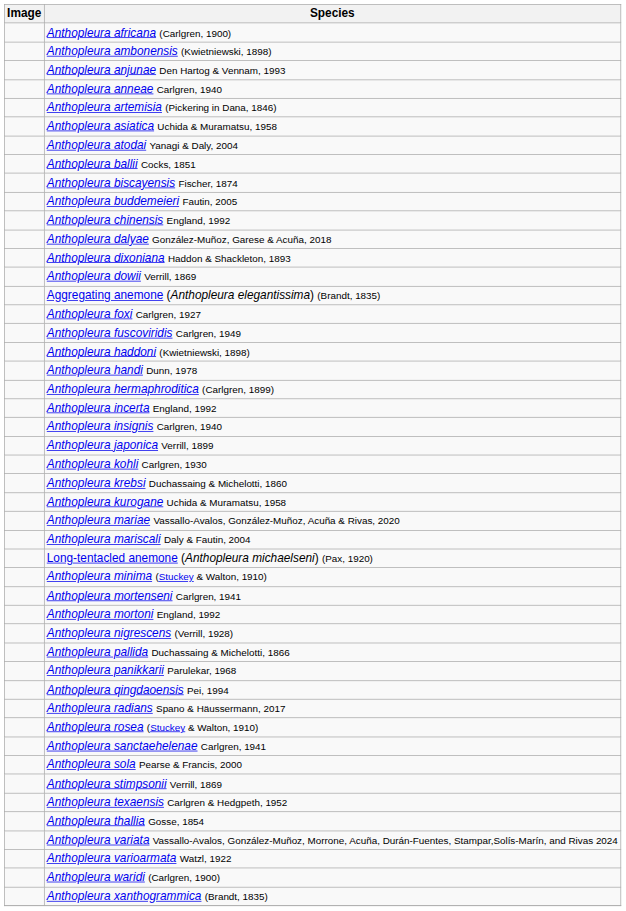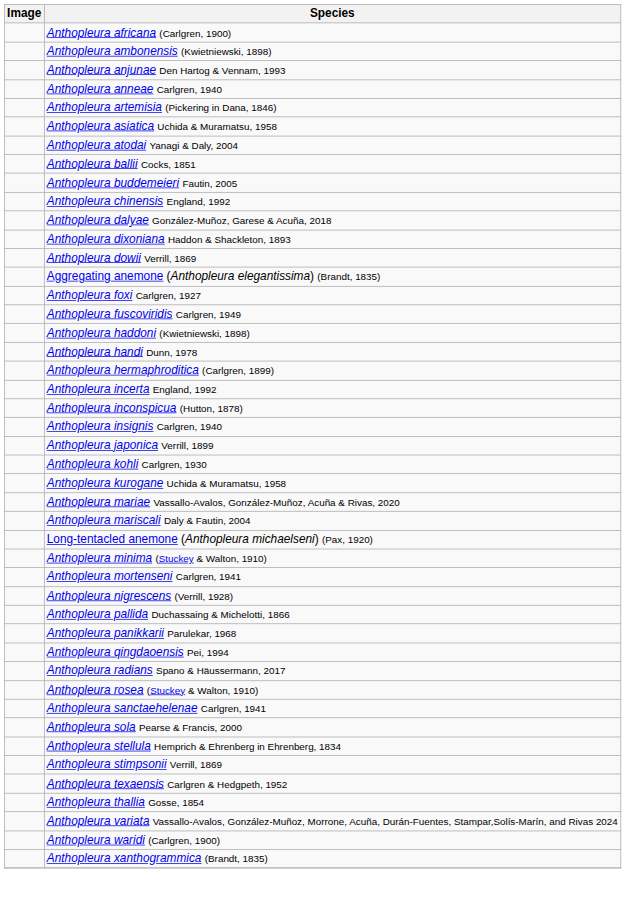- row: (142, 182)
+ row: (145, 408)
- row: (167, 483)
- row: (134, 614)
+ row: (194, 746)
- row: (139, 858)
